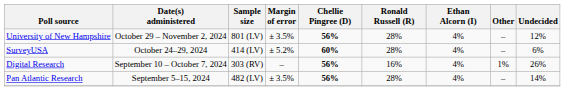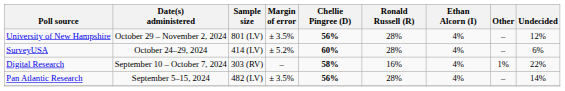(330, 64) 56% -> (330, 64) 58%
(538, 64) 26% -> (538, 64) 22%
